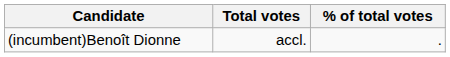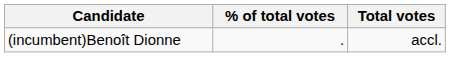columns swapped: (261, 16) <-> (378, 16)
